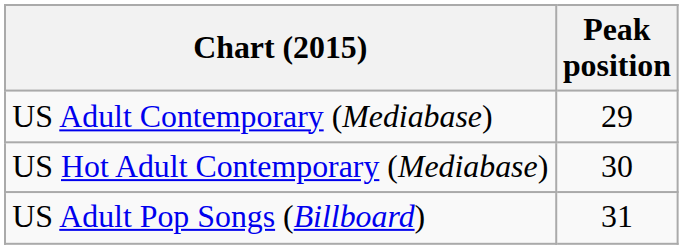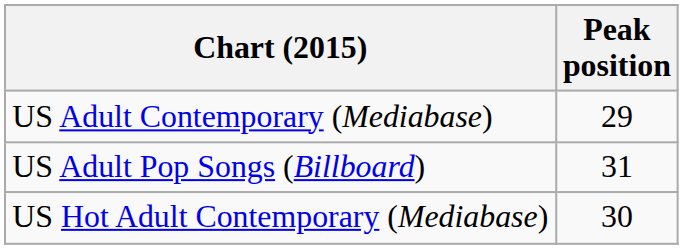rows swapped: (280, 166) <-> (219, 217)
